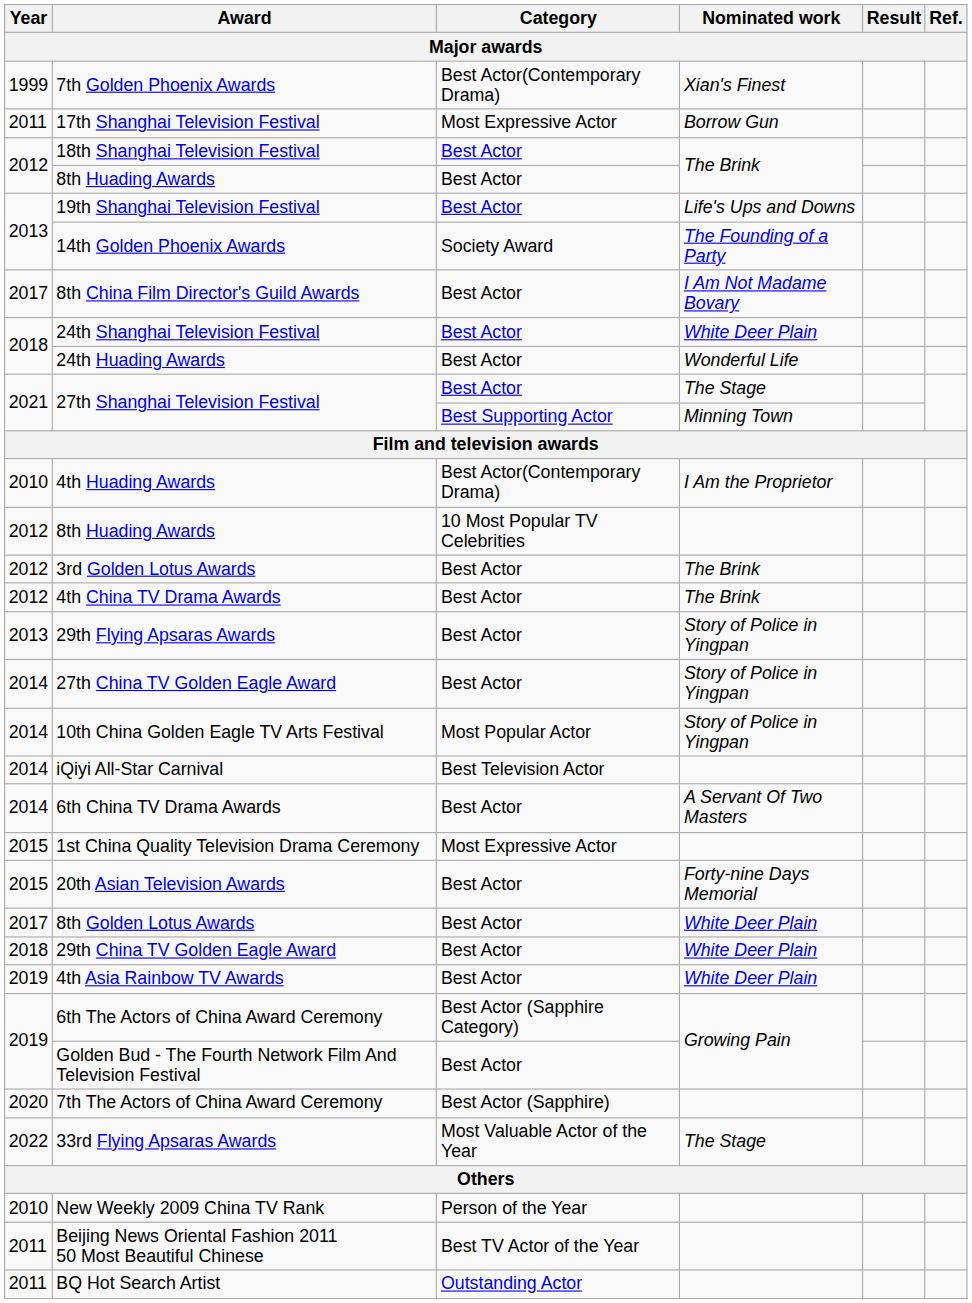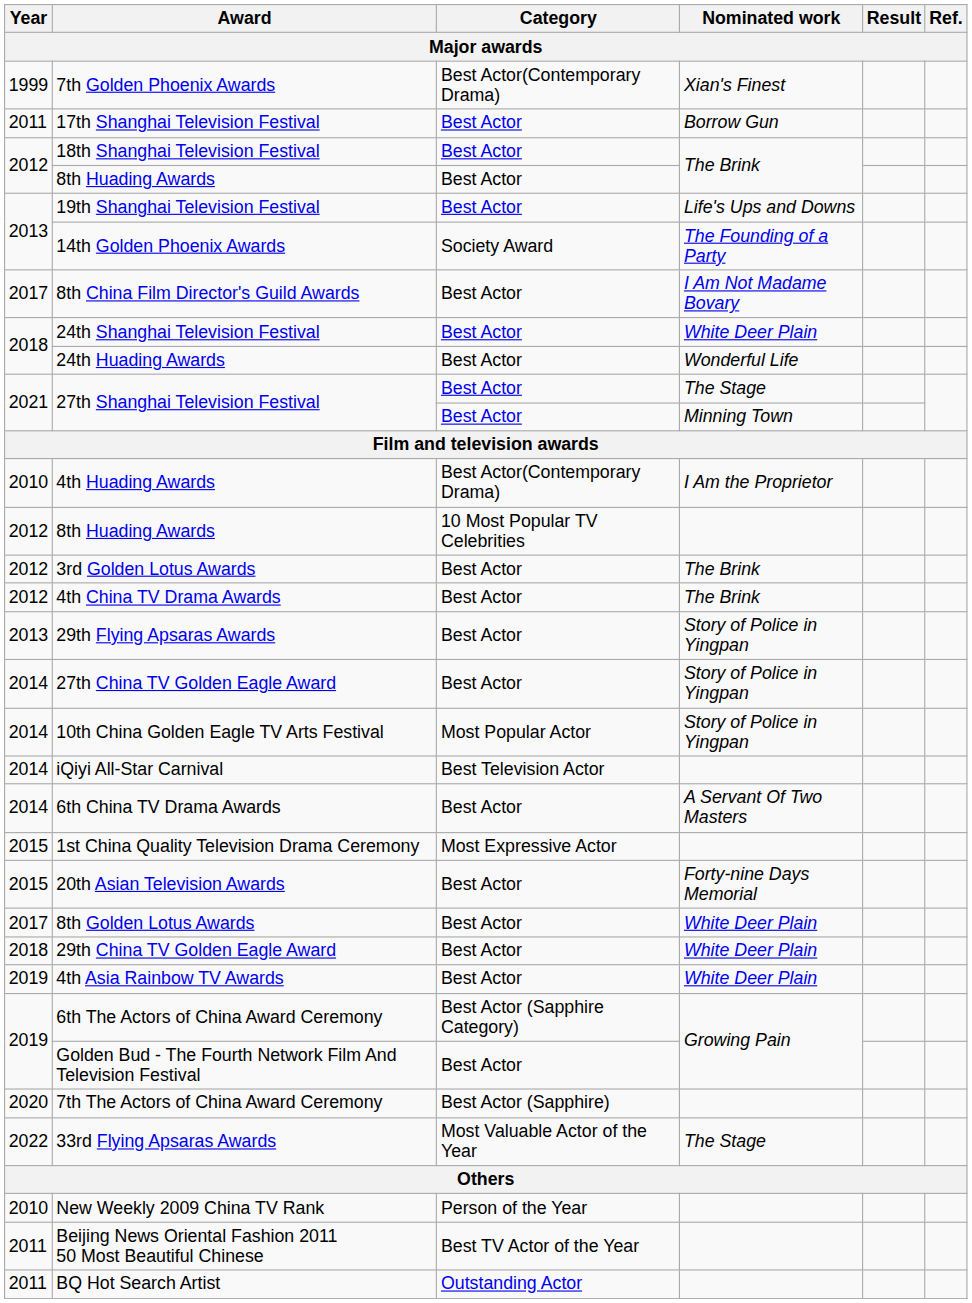(529, 123) Most Expressive Actor -> (481, 123) Best Actor
(527, 416) Best Supporting Actor -> (481, 416) Best Actor
